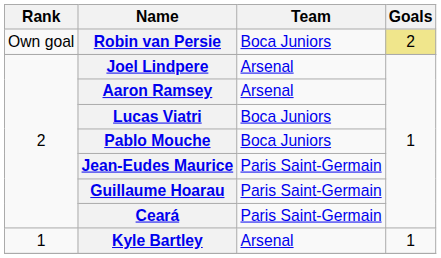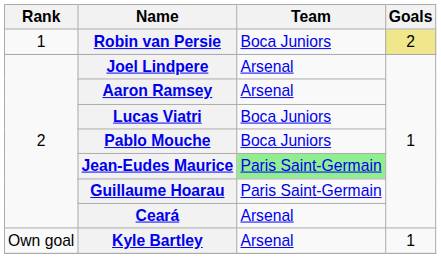(41, 41) Own goal -> (41, 41) 1
(311, 166) no background -> (311, 166) lightgreen background
(311, 215) Paris Saint-Germain -> (267, 215) Arsenal
(41, 240) 1 -> (41, 240) Own goal
